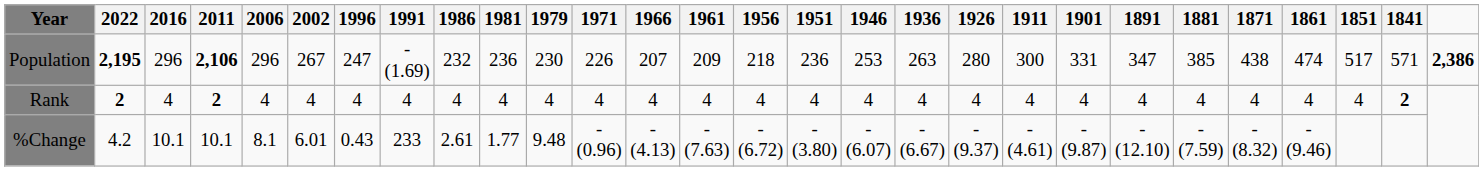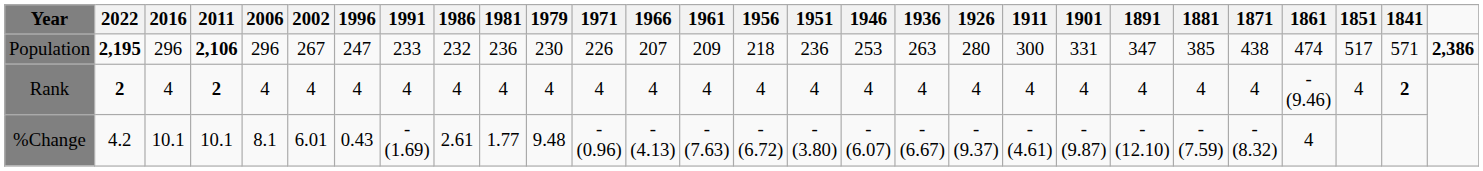(407, 59) -(1.69) -> (407, 49) 233
(1309, 99) 4 -> (1309, 89) -(9.46)
(407, 140) 233 -> (407, 140) -(1.69)
(1309, 140) -(9.46) -> (1309, 140) 4
